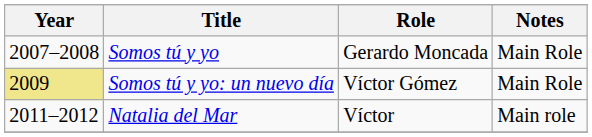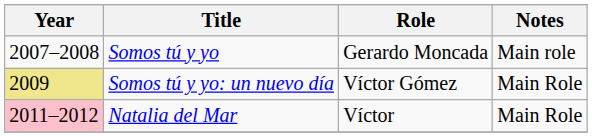(540, 52) Main Role -> (536, 52) Main role
(54, 115) no background -> (54, 115) pink background
(536, 115) Main role -> (540, 115) Main Role
